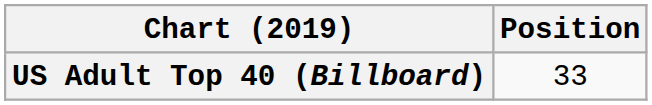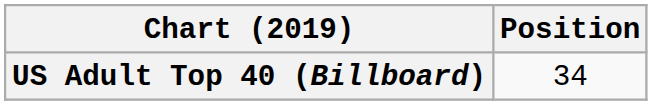(570, 77) 33 -> (570, 77) 34
